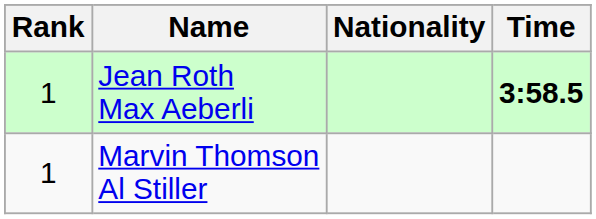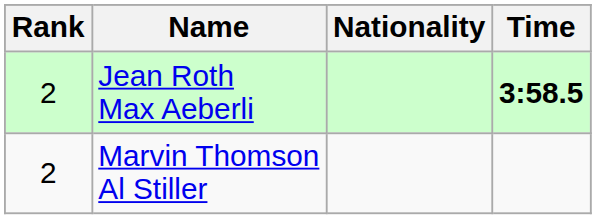(48, 92) 1 -> (48, 92) 2
(48, 172) 1 -> (48, 172) 2
